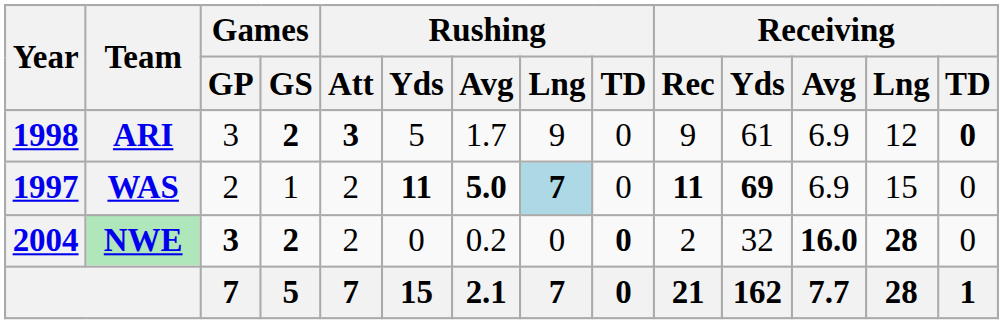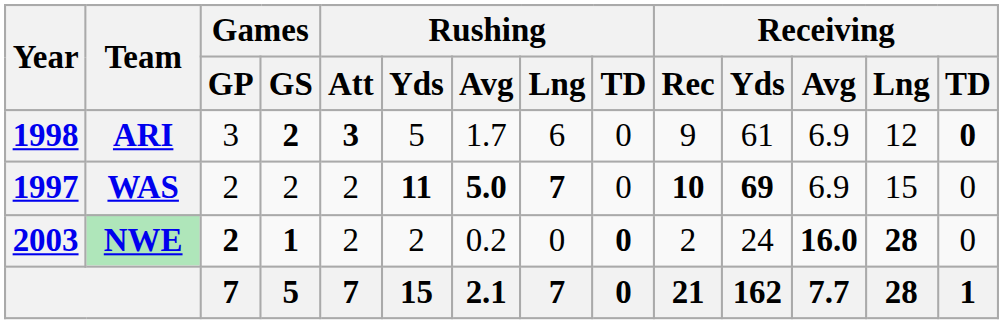(557, 135) 9 -> (557, 135) 6
(291, 187) 1 -> (291, 187) 2
(557, 187) lightblue background -> (557, 187) no background
(688, 187) 11 -> (688, 187) 10
(46, 239) 2004 -> (46, 239) 2003
(231, 239) 3 -> (231, 239) 2
(291, 239) 2 -> (291, 239) 1
(416, 239) 0 -> (416, 239) 2
(757, 239) 32 -> (757, 239) 24
